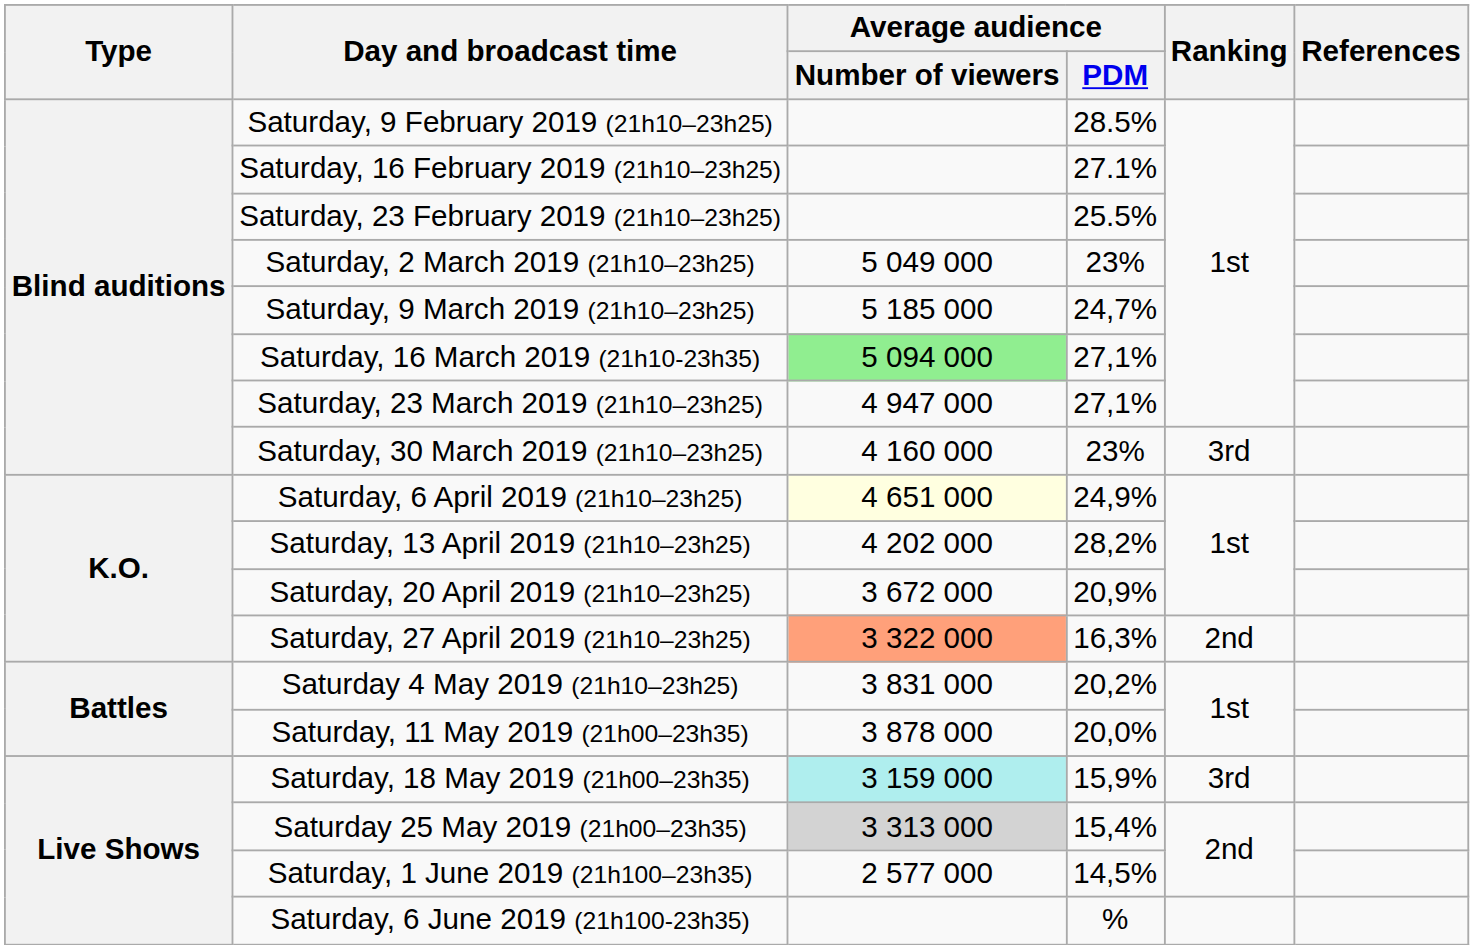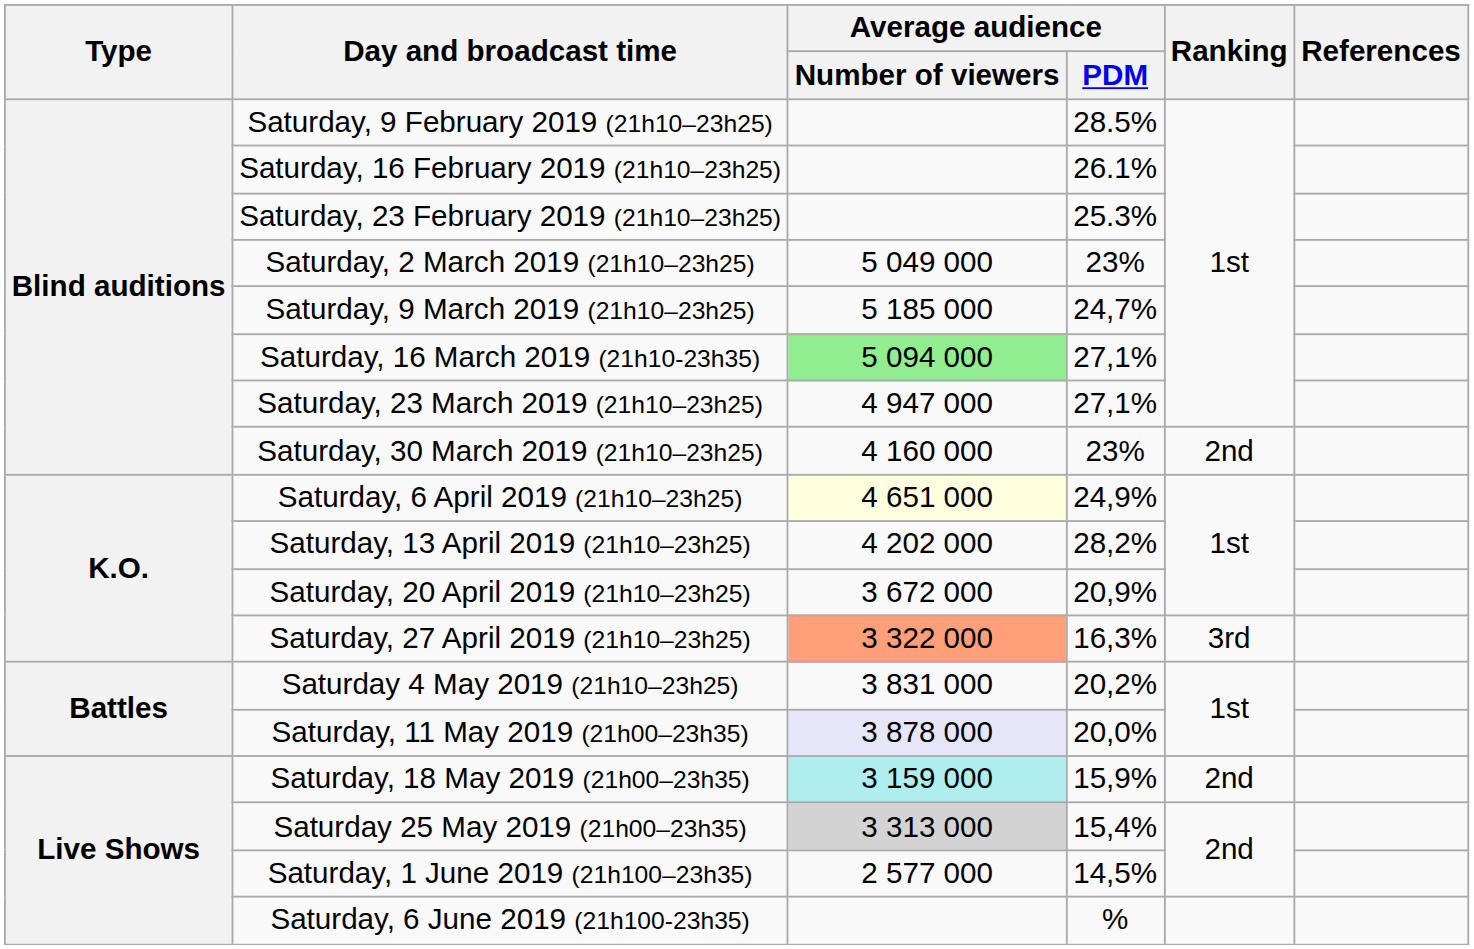(1115, 168) 27.1% -> (1115, 168) 26.1%
(1115, 215) 25.5% -> (1115, 215) 25.3%
(1229, 450) 3rd -> (1229, 450) 2nd
(1229, 638) 2nd -> (1229, 638) 3rd
(927, 732) no background -> (927, 732) lavender background
(1229, 779) 3rd -> (1229, 779) 2nd
